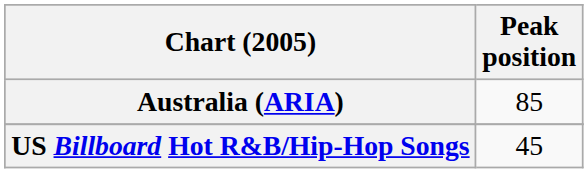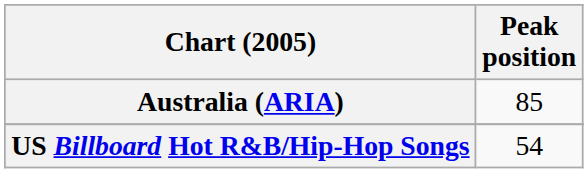(529, 145) 45 -> (529, 145) 54
